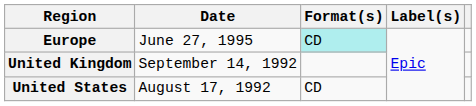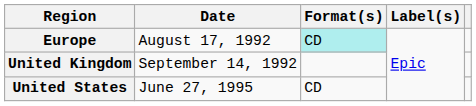(196, 40) June 27, 1995 -> (205, 40) August 17, 1992
(205, 88) August 17, 1992 -> (196, 88) June 27, 1995
